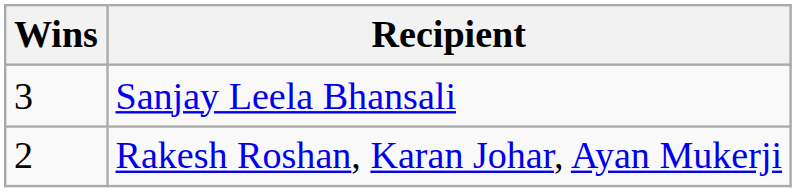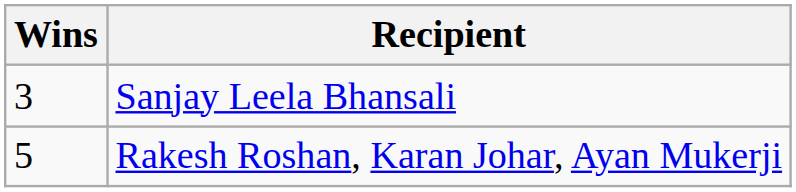(23, 155) 2 -> (23, 155) 5
